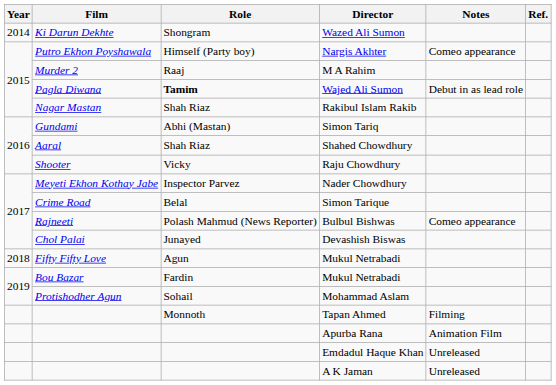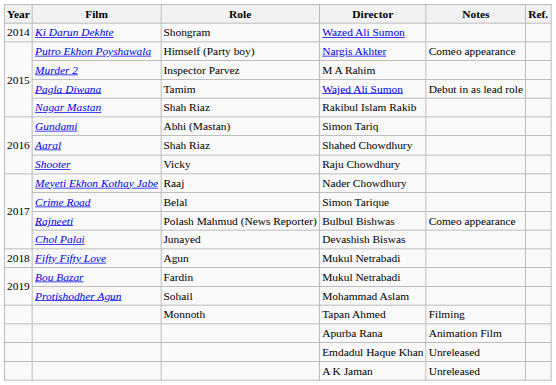(174, 70) Raaj -> (202, 70) Inspector Parvez
(181, 89) bold -> (179, 89) normal
(202, 183) Inspector Parvez -> (174, 183) Raaj
